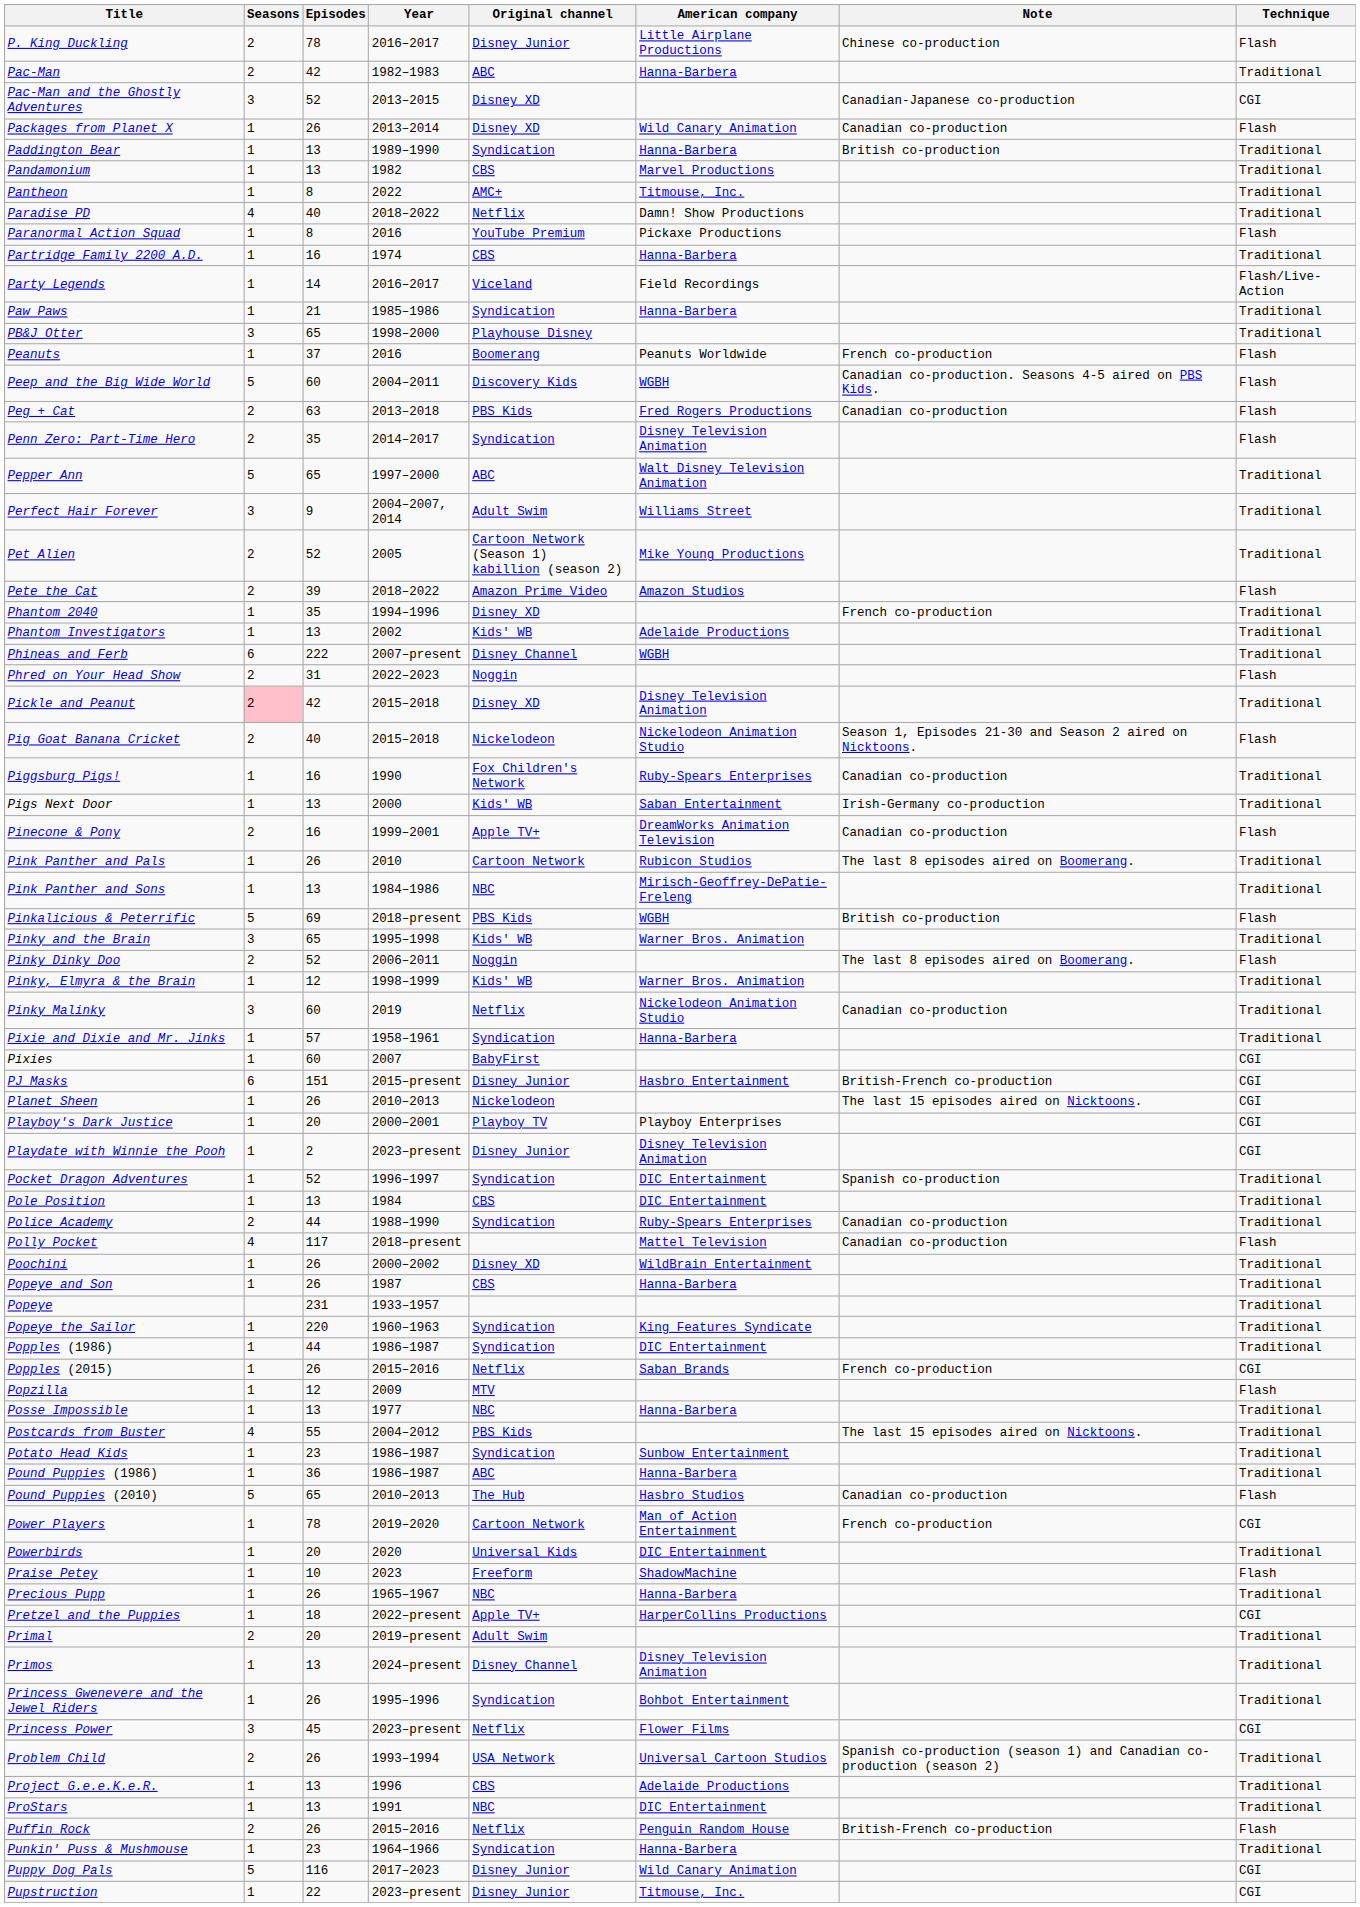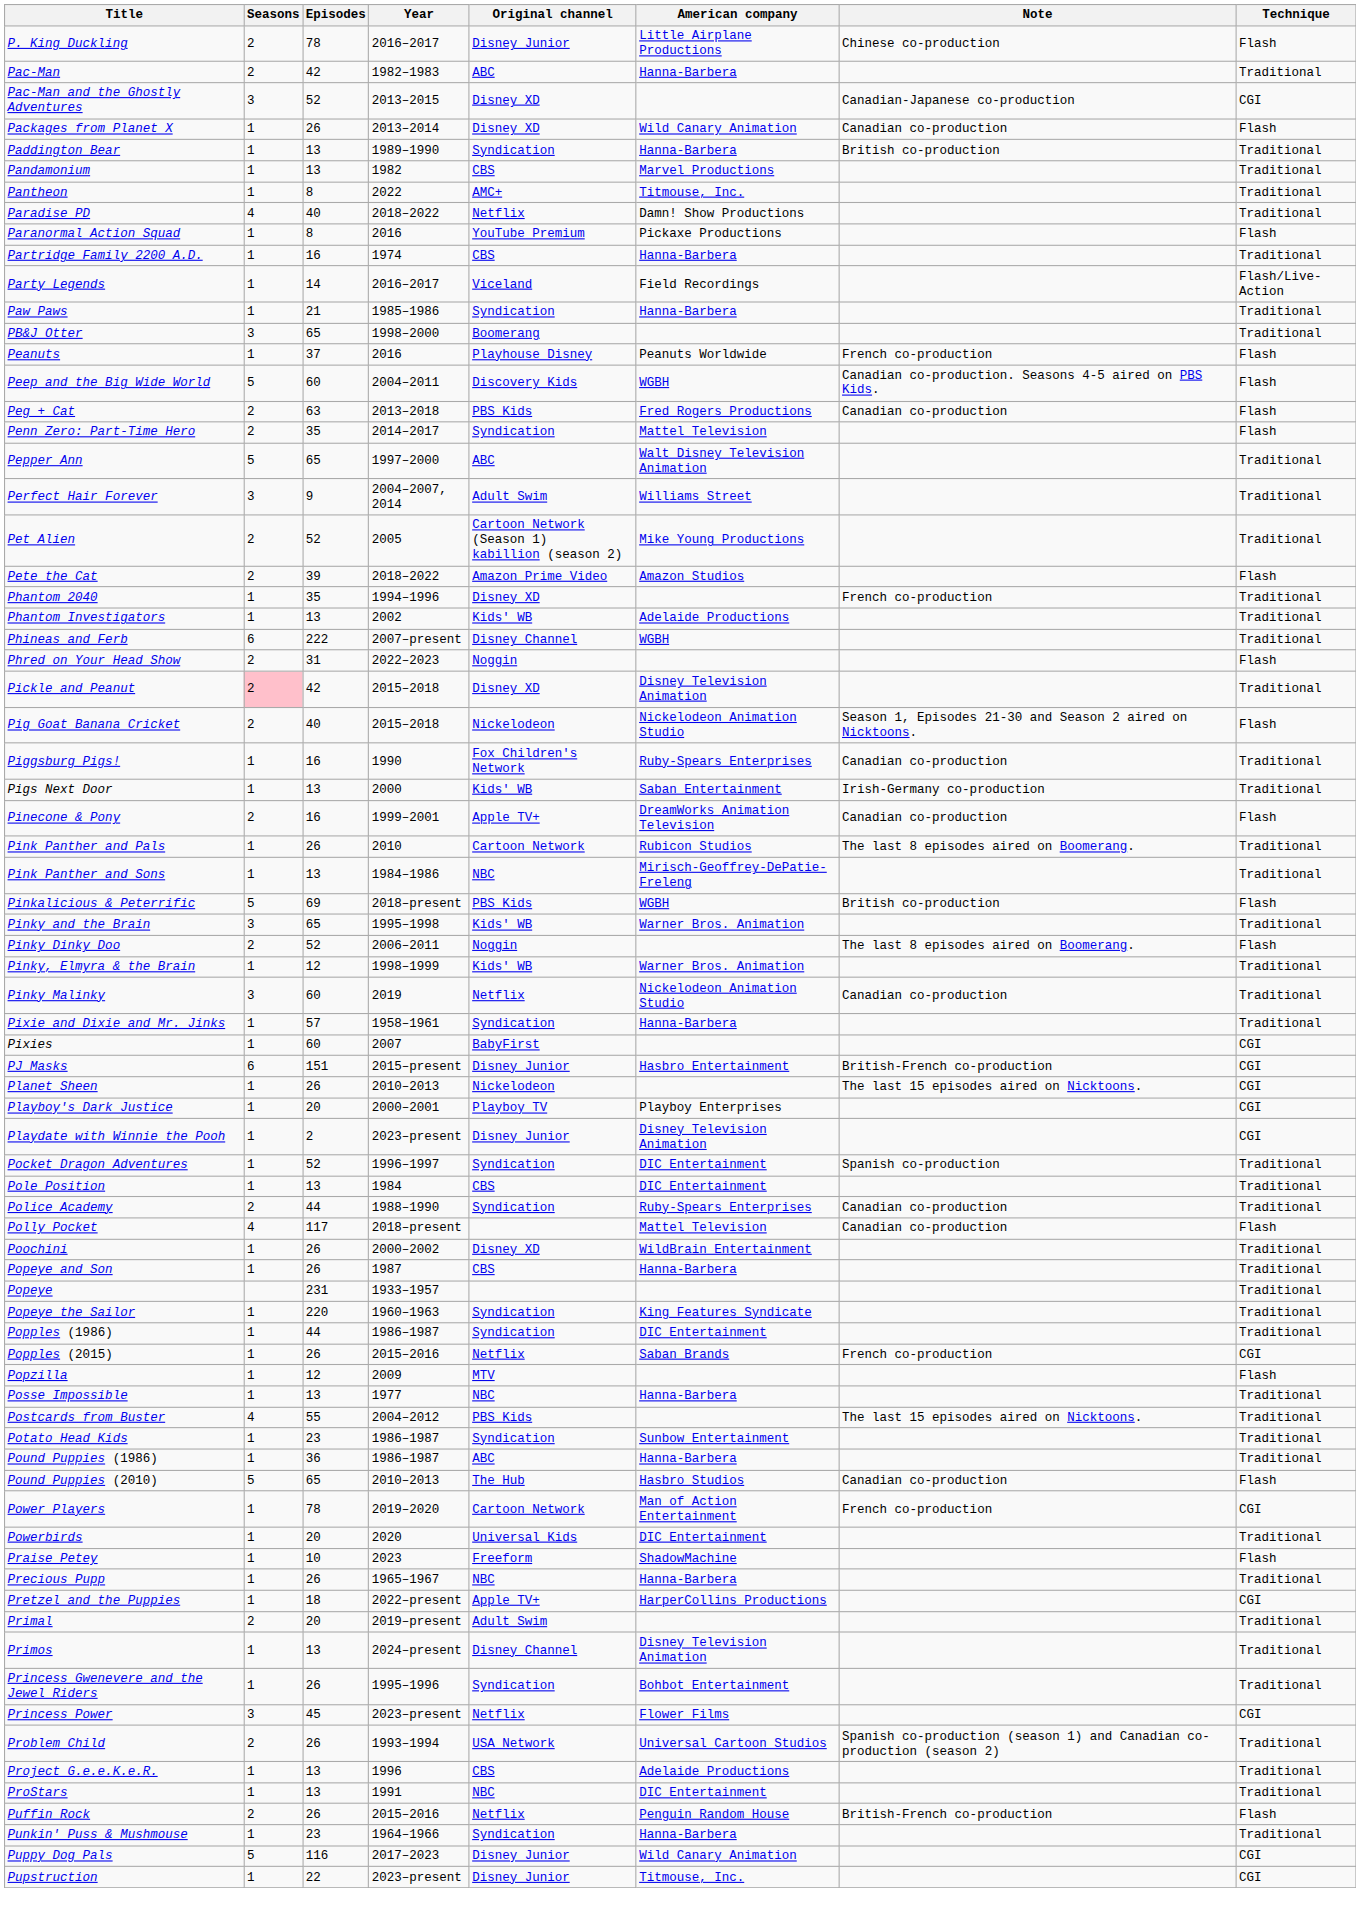(532, 333) Playhouse Disney -> (506, 333) Boomerang
(506, 354) Boomerang -> (532, 354) Playhouse Disney
(703, 440) Disney Television Animation -> (703, 432) Mattel Television
